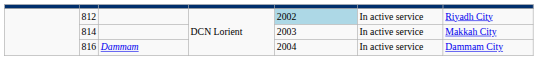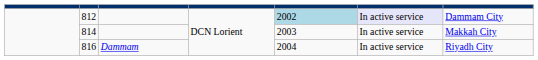(391, 16) no background -> (391, 16) lavender background
(469, 16) Riyadh City -> (474, 16) Dammam City
(474, 47) Dammam City -> (469, 47) Riyadh City
